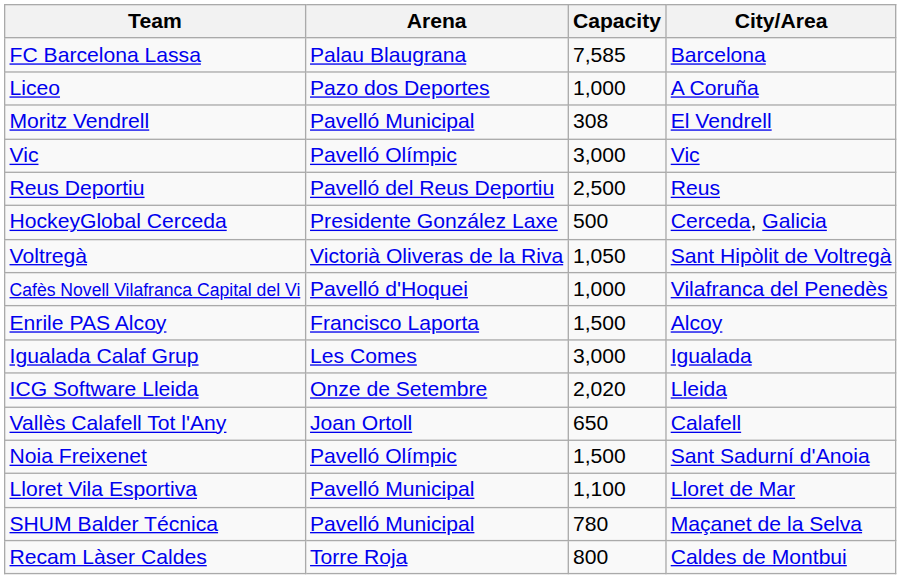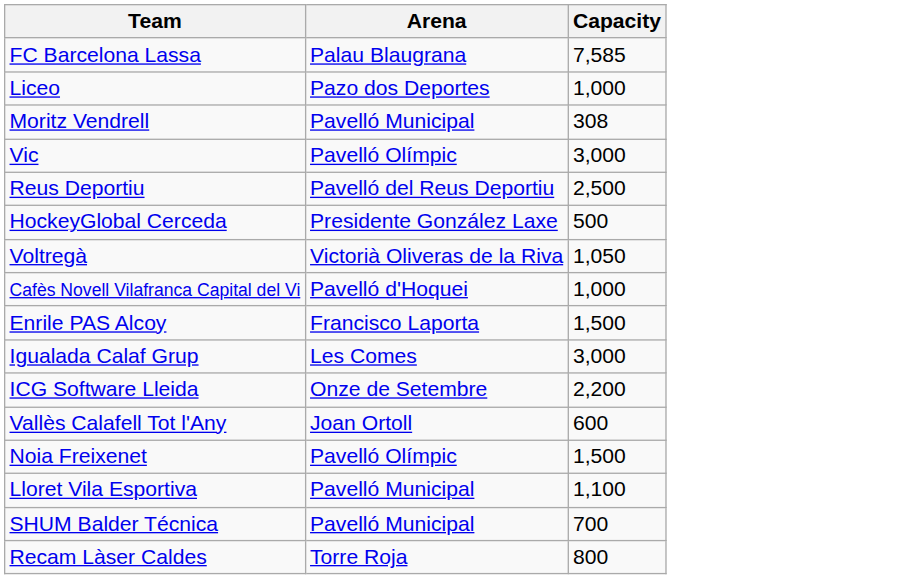- column: (781, 21)
(599, 389) 2,020 -> (599, 389) 2,200
(591, 423) 650 -> (591, 423) 600
(591, 523) 780 -> (591, 523) 700
